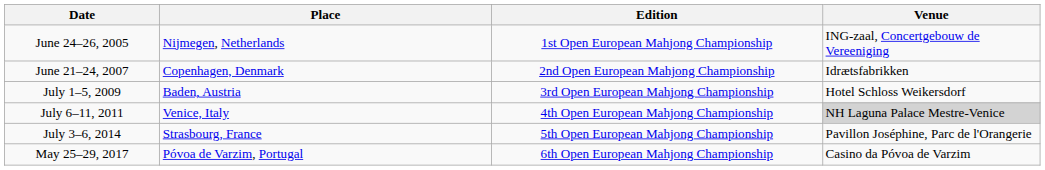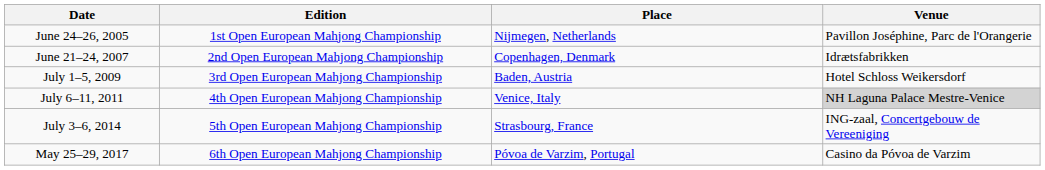columns swapped: (657, 14) <-> (325, 14)
(903, 43) ING-zaal, Concertgebouw de Vereeniging -> (929, 35) Pavillon Joséphine, Parc de l'Orangerie
(929, 133) Pavillon Joséphine, Parc de l'Orangerie -> (903, 126) ING-zaal, Concertgebouw de Vereeniging
